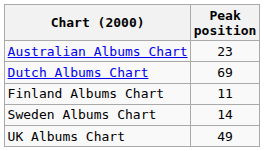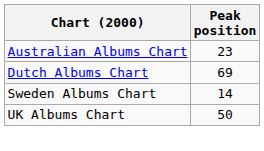- row: (86, 94)
(225, 136) 49 -> (225, 115) 50
